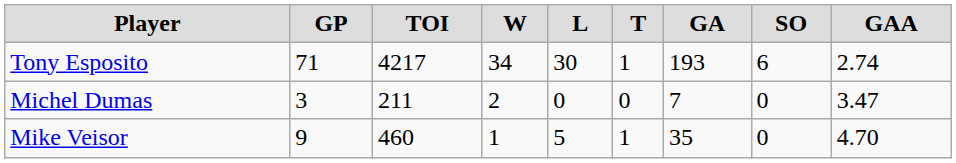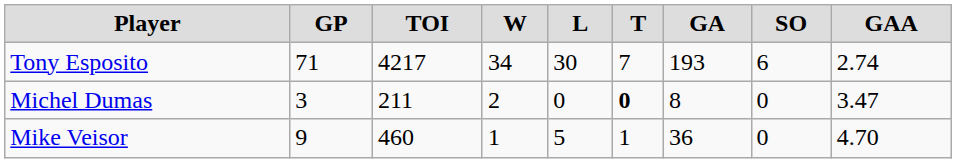(625, 61) 1 -> (625, 61) 7
(625, 99) normal -> (625, 99) bold
(675, 99) 7 -> (675, 99) 8
(681, 137) 35 -> (681, 137) 36
